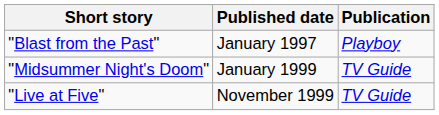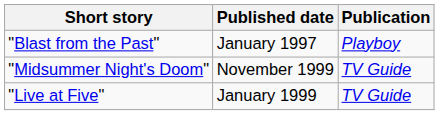(267, 69) January 1999 -> (275, 69) November 1999
(275, 95) November 1999 -> (267, 95) January 1999
